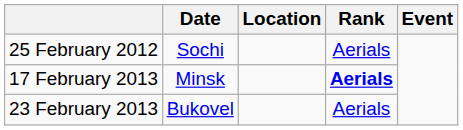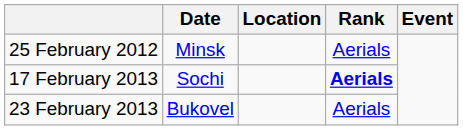(200, 49) Sochi -> (200, 49) Minsk
(200, 79) Minsk -> (200, 79) Sochi
